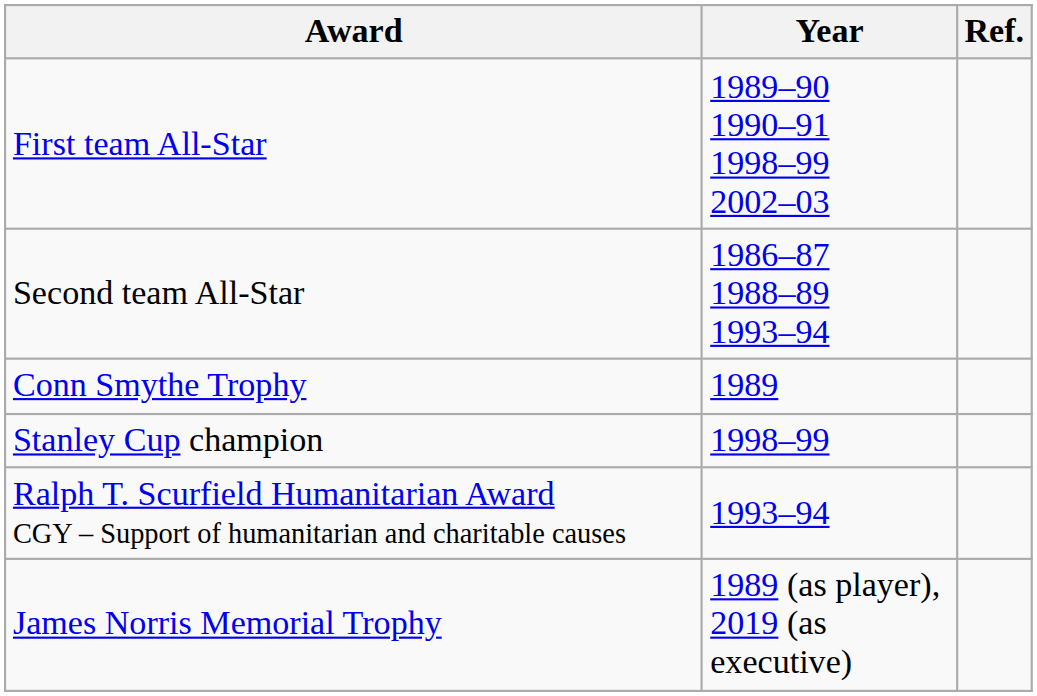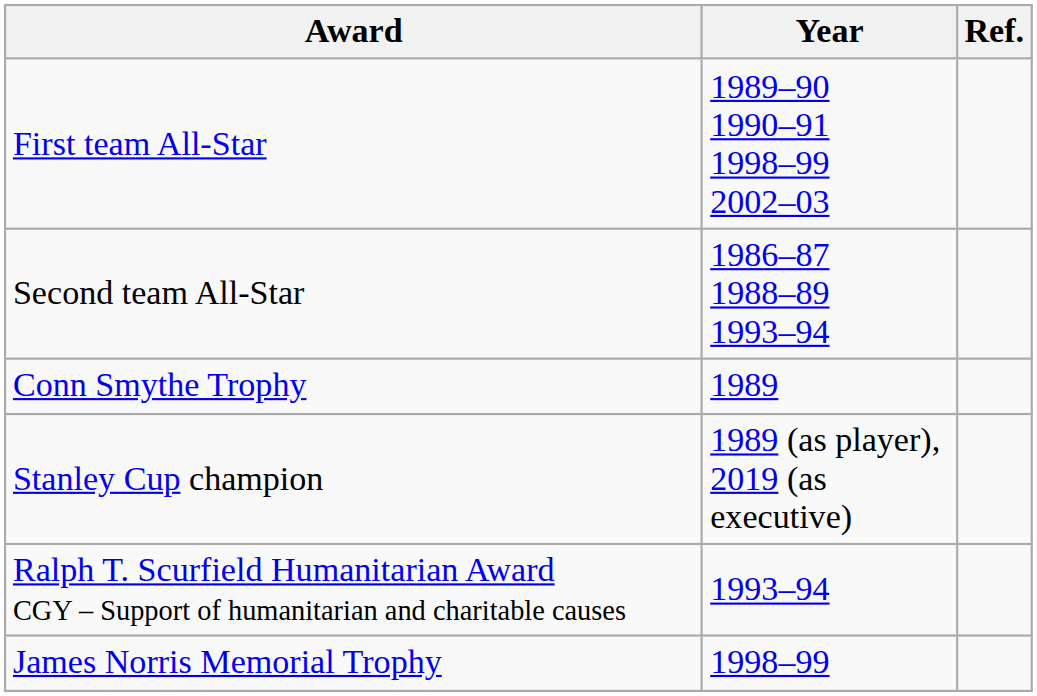(770, 439) 1998–99 -> (825, 477) 1989 (as player), 2019 (as executive)
(825, 624) 1989 (as player), 2019 (as executive) -> (770, 662) 1998–99
